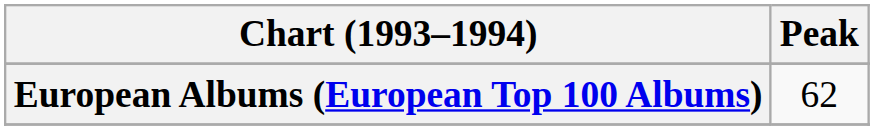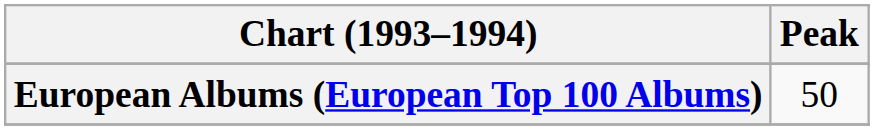(819, 93) 62 -> (819, 93) 50
